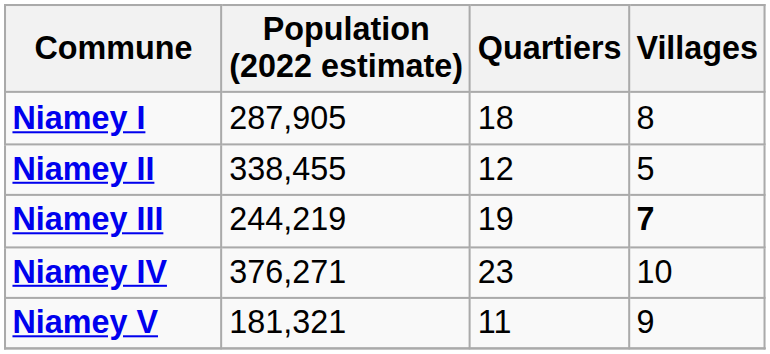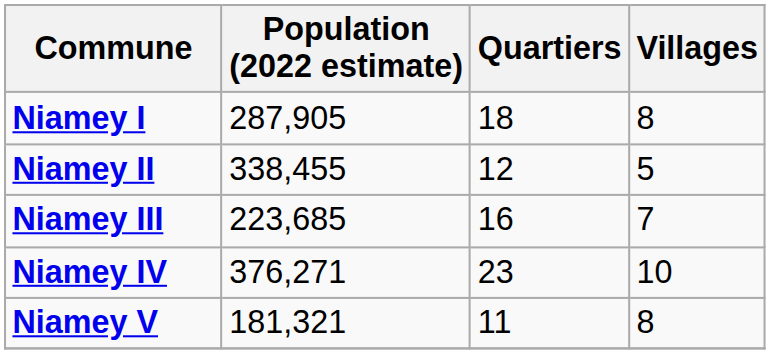(288, 220) 244,219 -> (288, 220) 223,685
(496, 220) 19 -> (496, 220) 16
(645, 220) bold -> (645, 220) normal
(645, 322) 9 -> (645, 322) 8
